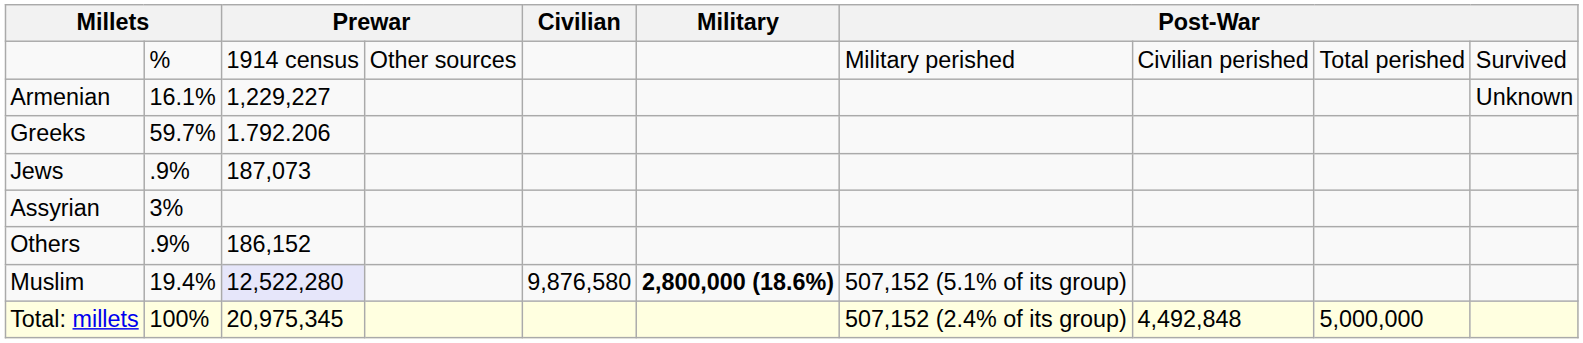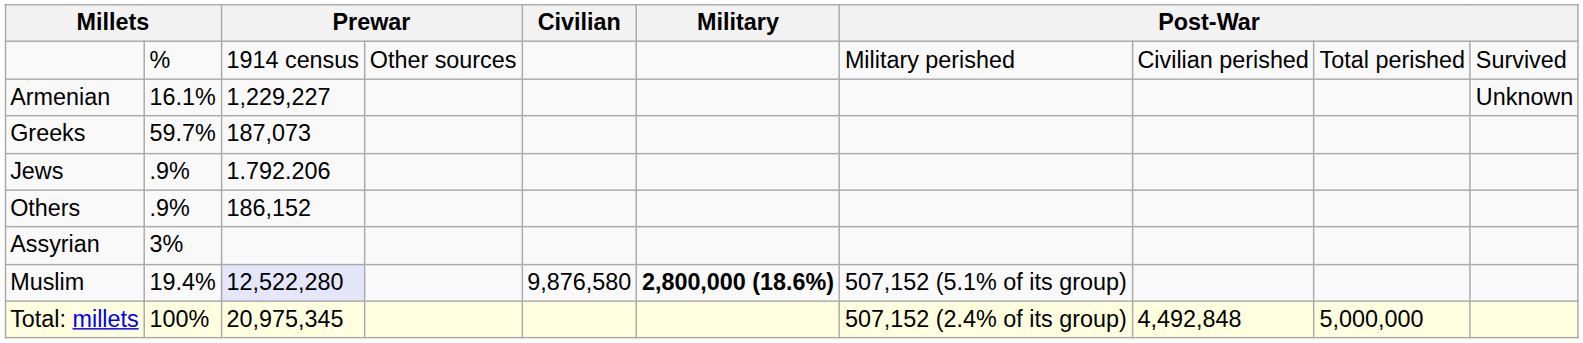(278, 134) 1.792.206 -> (269, 134) 187,073
(269, 171) 187,073 -> (278, 171) 1.792.206
rows swapped: (55, 208) <-> (45, 245)
